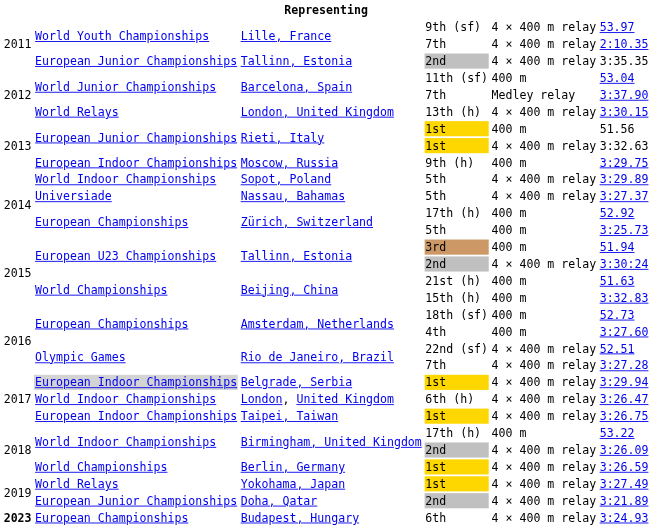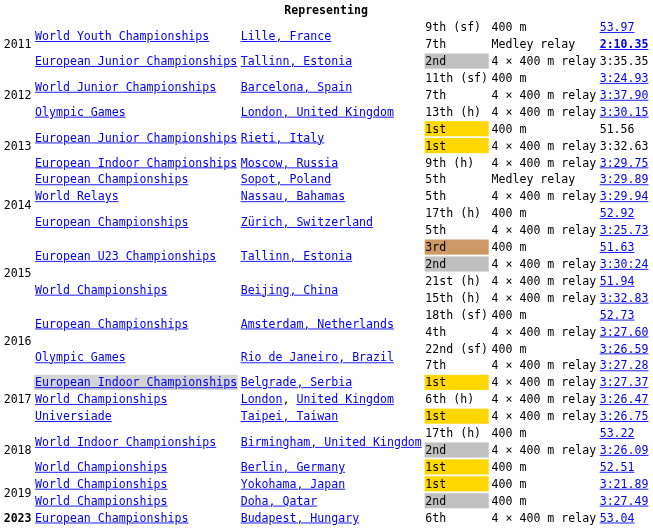(544, 27) 4 × 400 m relay -> (509, 27) 400 m
(544, 44) 4 × 400 m relay -> (533, 44) Medley relay
(624, 44) normal -> (624, 44) bold
(617, 78) 53.04 -> (624, 78) 3:24.93
(533, 95) Medley relay -> (544, 95) 4 × 400 m relay
(77, 112) World Relays -> (80, 112) Olympic Games
(509, 163) 400 m -> (544, 163) 4 × 400 m relay
(126, 179) World Indoor Championships -> (112, 179) European Championships
(544, 179) 4 × 400 m relay -> (533, 179) Medley relay
(73, 196) Universiade -> (77, 196) World Relays
(624, 196) 3:27.37 -> (624, 196) 3:29.94
(509, 230) 400 m -> (544, 230) 4 × 400 m relay
(617, 247) 51.94 -> (617, 247) 51.63
(509, 281) 400 m -> (544, 281) 4 × 400 m relay
(617, 281) 51.63 -> (617, 281) 51.94
(509, 298) 400 m -> (544, 298) 4 × 400 m relay
(509, 332) 400 m -> (544, 332) 4 × 400 m relay
(544, 349) 4 × 400 m relay -> (509, 349) 400 m
(617, 349) 52.51 -> (624, 349) 3:26.59
(624, 382) 3:29.94 -> (624, 382) 3:27.37
(126, 399) World Indoor Championships -> (101, 399) World Championships
(136, 416) European Indoor Championships -> (73, 416) Universiade
(544, 467) 4 × 400 m relay -> (509, 467) 400 m
(624, 467) 3:26.59 -> (617, 467) 52.51
(77, 484) World Relays -> (101, 484) World Championships
(544, 484) 4 × 400 m relay -> (509, 484) 400 m
(624, 484) 3:27.49 -> (624, 484) 3:21.89
(136, 501) European Junior Championships -> (101, 501) World Championships
(544, 501) 4 × 400 m relay -> (509, 501) 400 m
(624, 501) 3:21.89 -> (624, 501) 3:27.49
(624, 518) 3:24.93 -> (617, 518) 53.04
